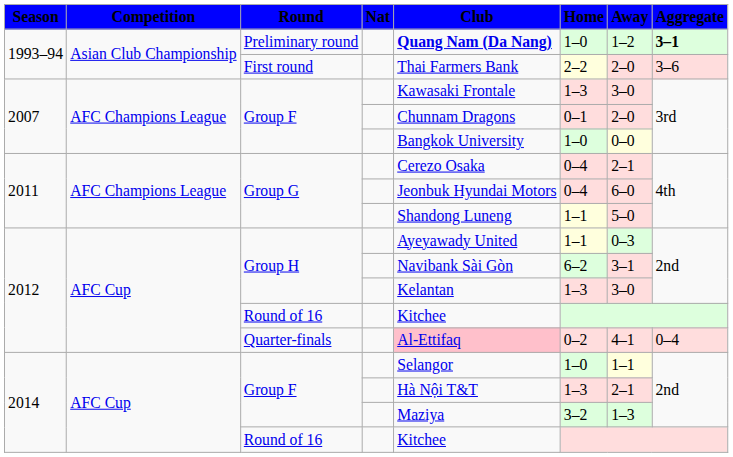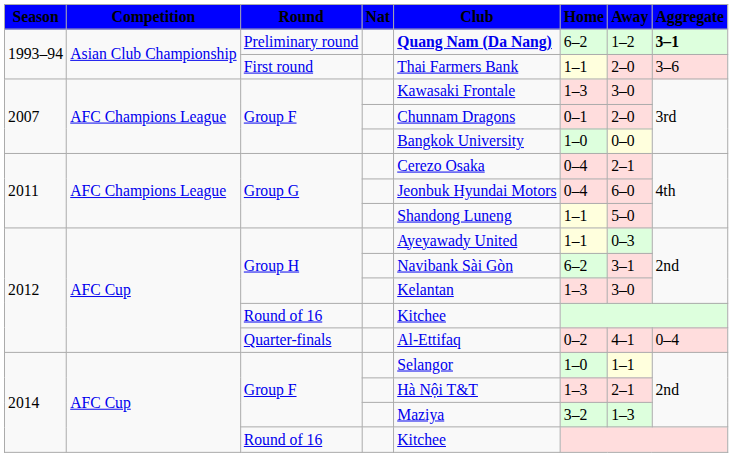(576, 41) 1–0 -> (576, 41) 6–2
(576, 66) 2–2 -> (576, 66) 1–1
(429, 340) pink background -> (429, 340) no background
